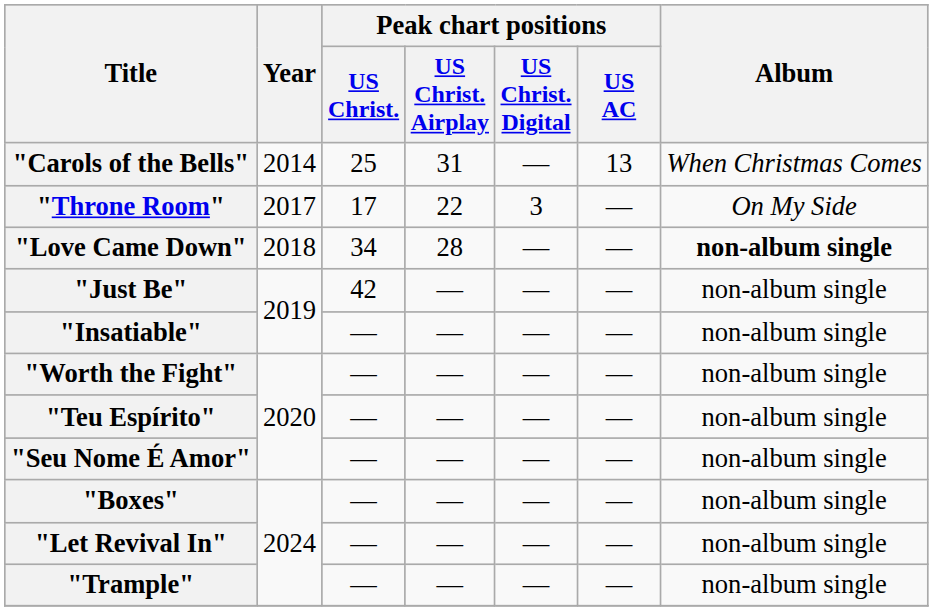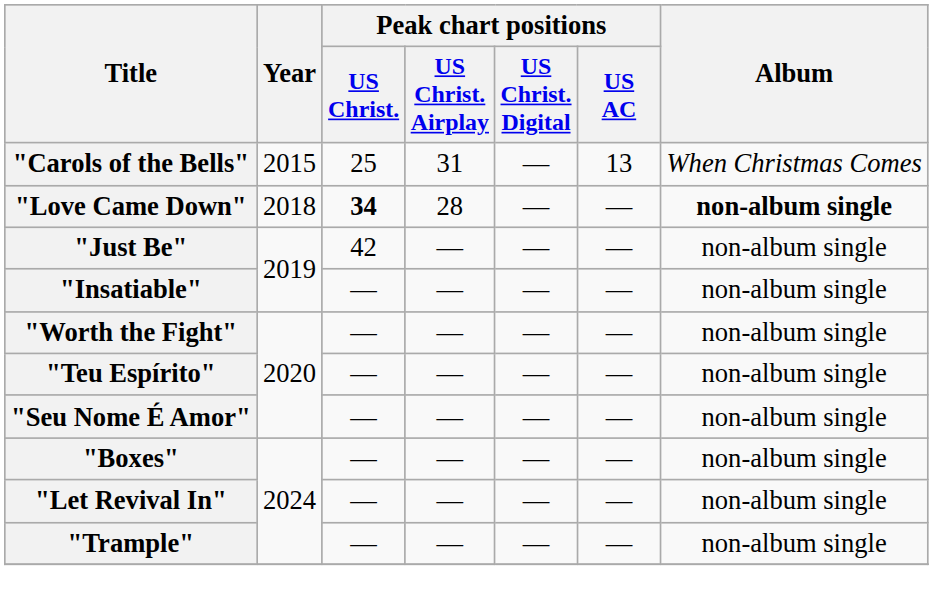(289, 163) 2014 -> (289, 163) 2015
- row: (131, 205)
(364, 247) normal -> (364, 205) bold
